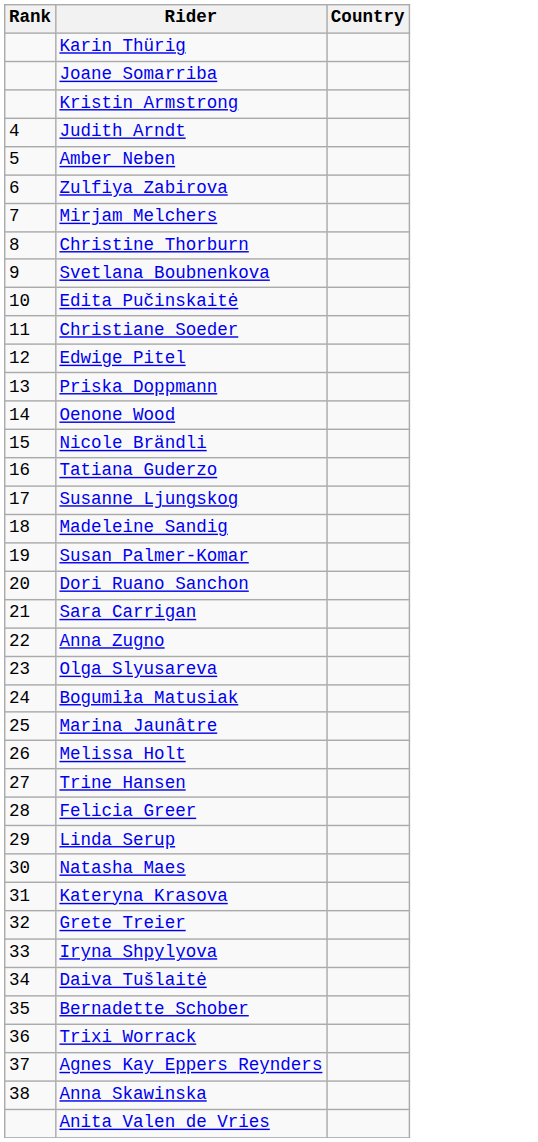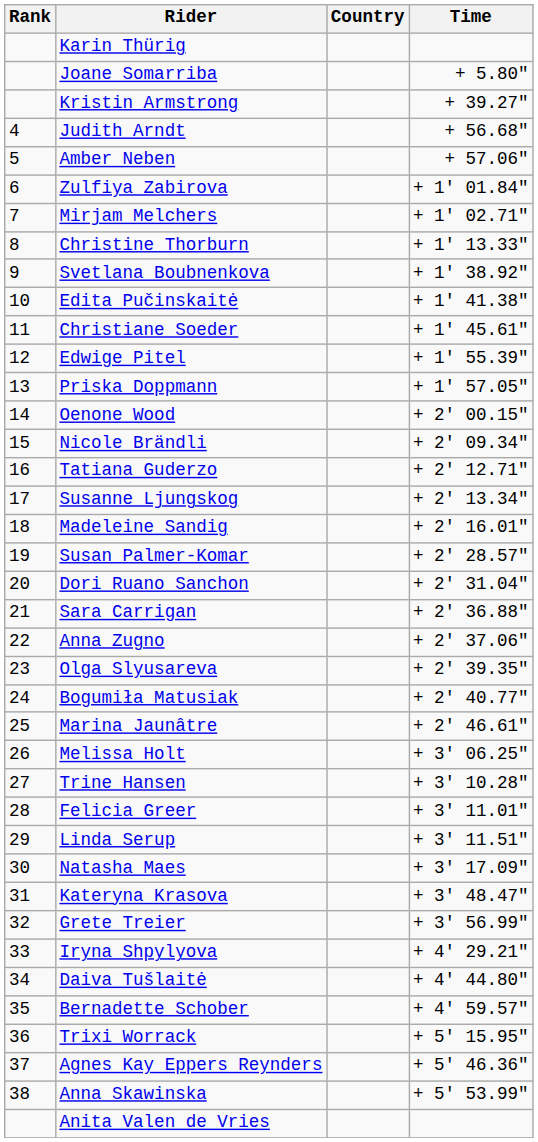+ column: (471, 19)
